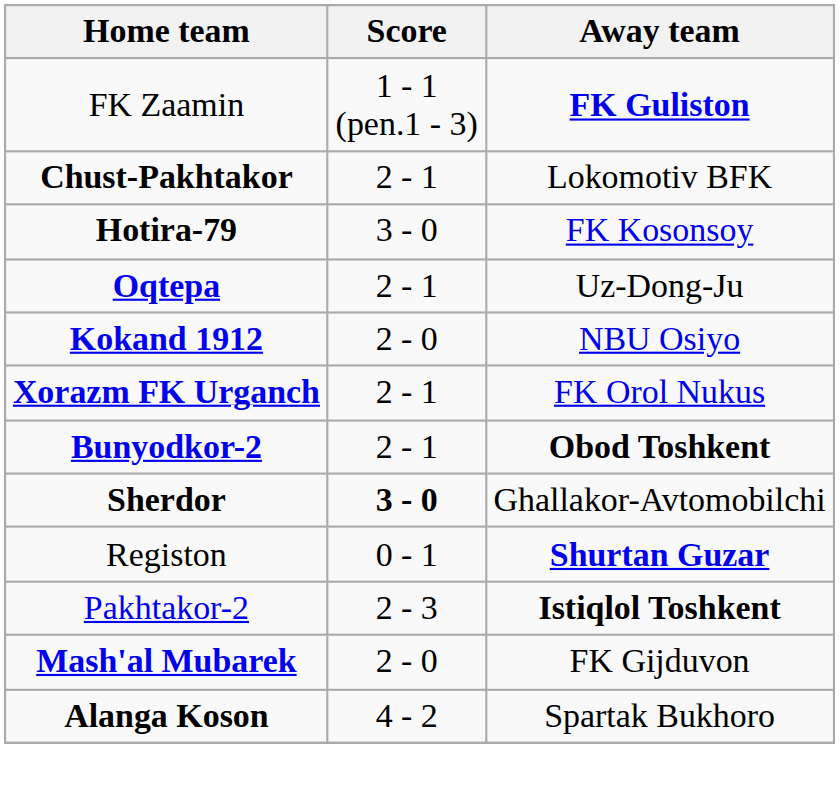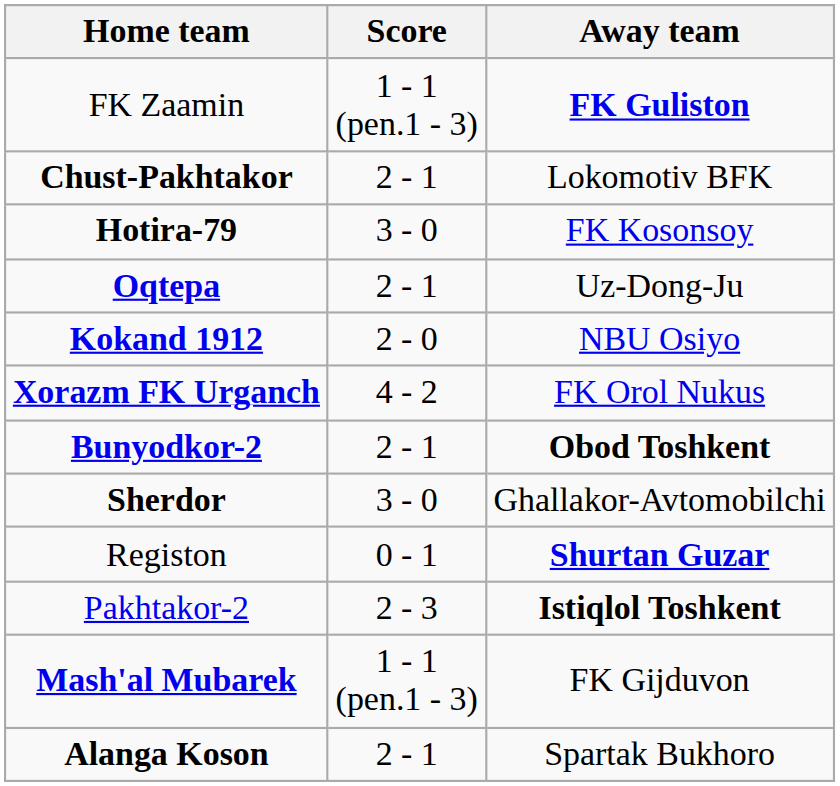(407, 392) 2 - 1 -> (407, 392) 4 - 2
(407, 499) bold -> (407, 499) normal
(407, 661) 2 - 0 -> (407, 680) 1 - 1 (pen.1 - 3)
(407, 715) 4 - 2 -> (407, 753) 2 - 1
